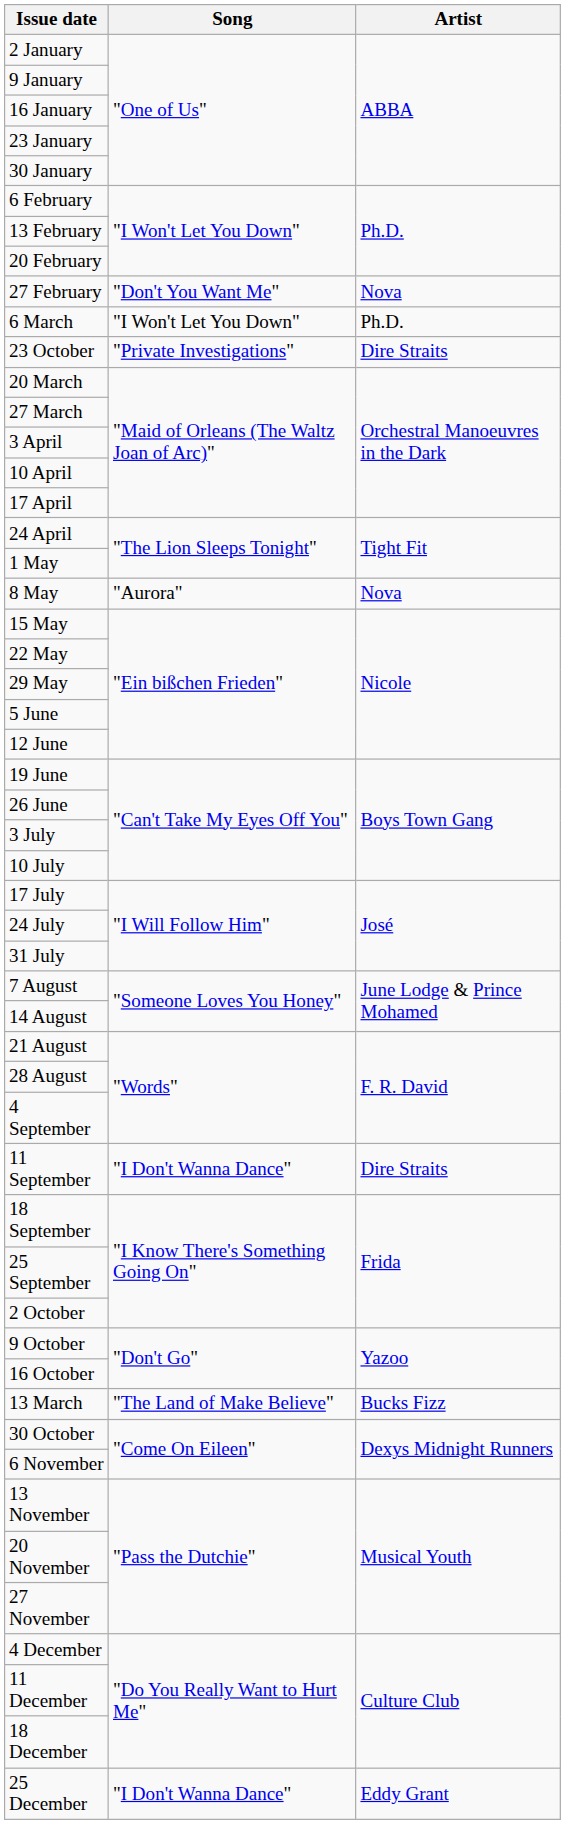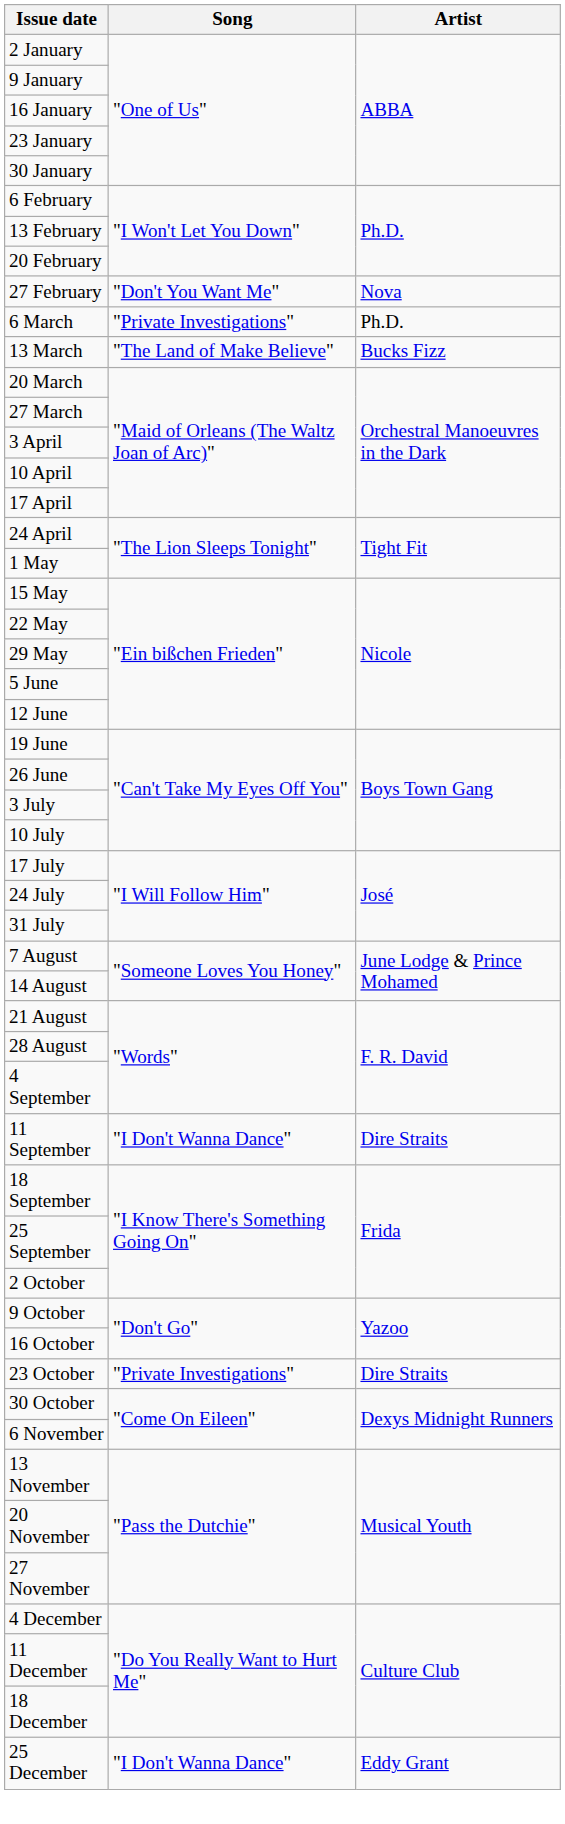(206, 321) "I Won't Let You Down" -> (204, 321) "Private Investigations"
rows swapped: (46, 1403) <-> (52, 351)
- row: (34, 593)
